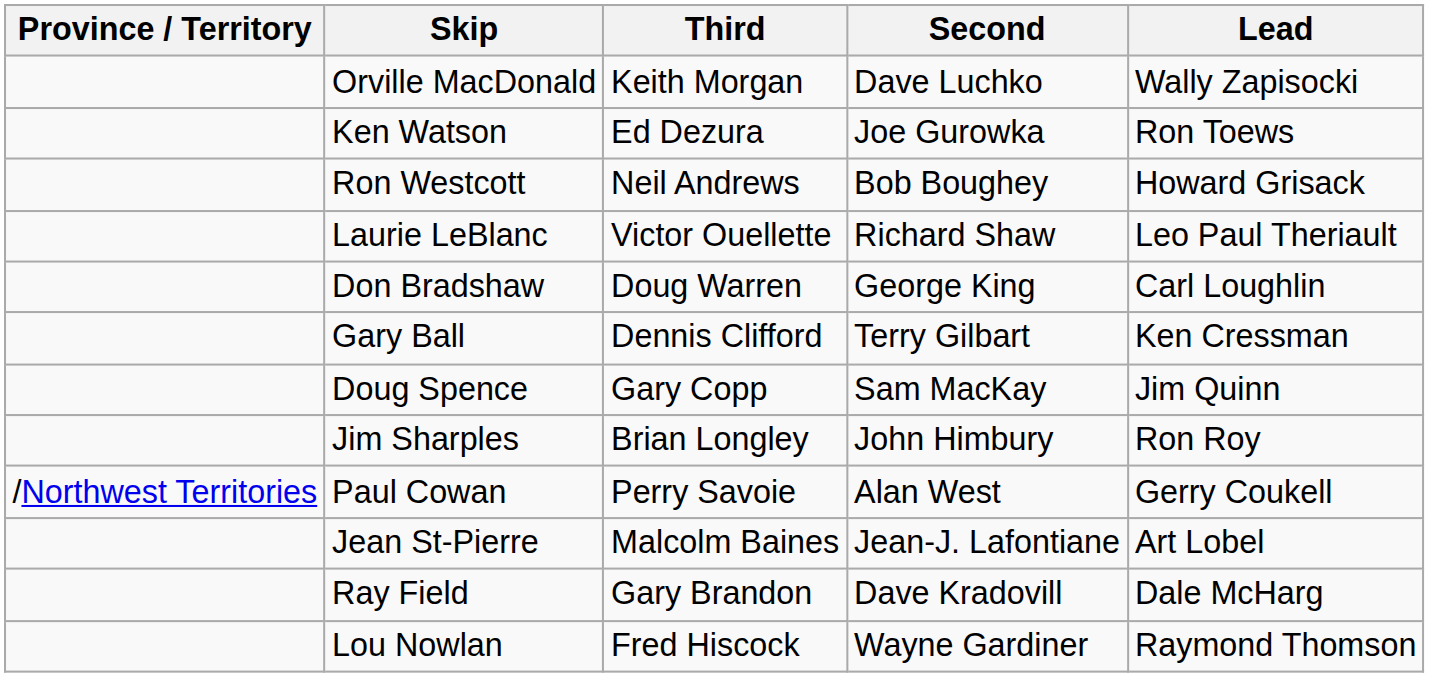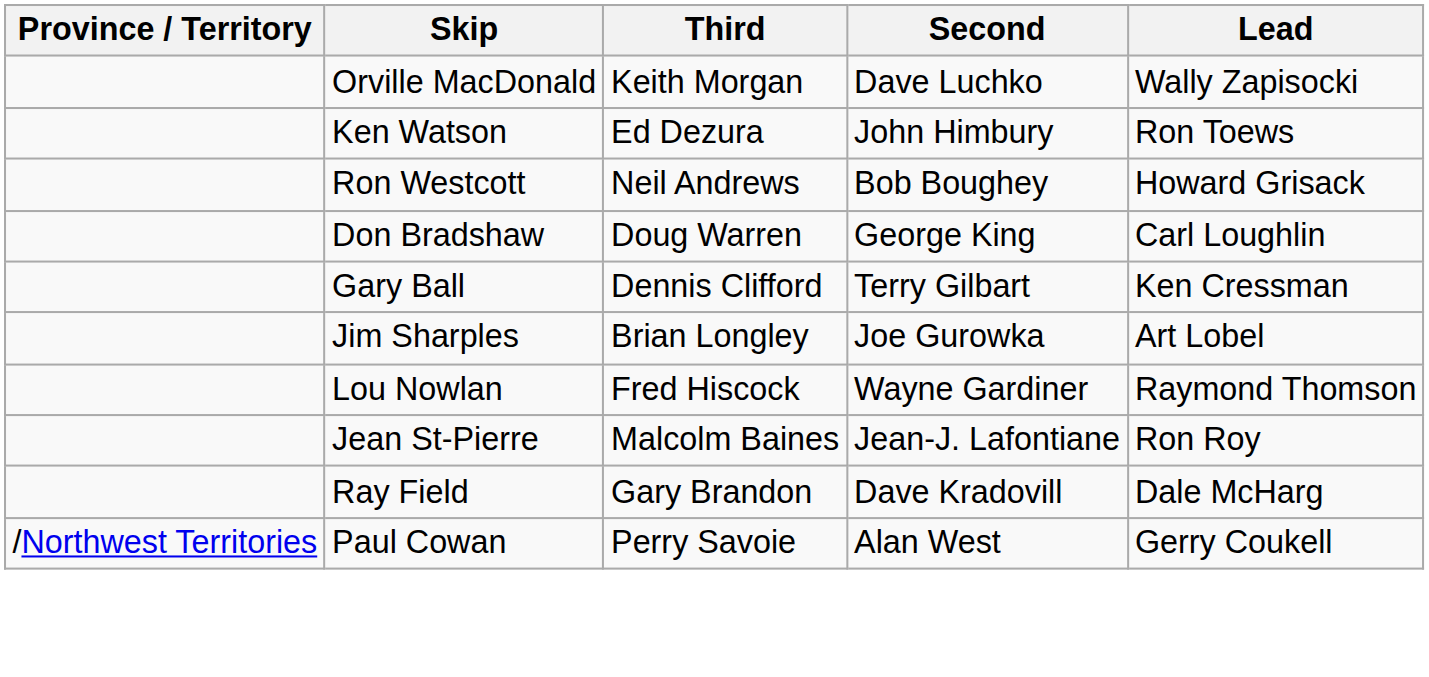(949, 132) Joe Gurowka -> (954, 132) John Himbury
- row: (440, 235)
- row: (430, 388)
(954, 440) John Himbury -> (949, 337) Joe Gurowka
(1198, 440) Ron Roy -> (1200, 337) Art Lobel
rows swapped: (417, 645) <-> (419, 491)
(1200, 542) Art Lobel -> (1198, 440) Ron Roy
